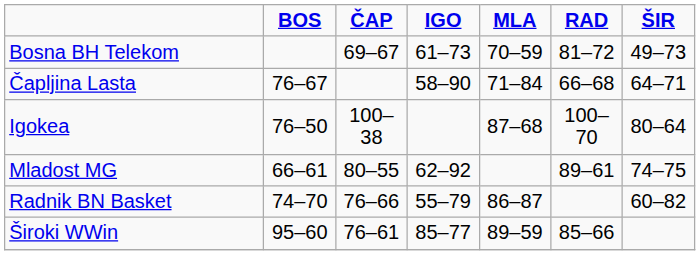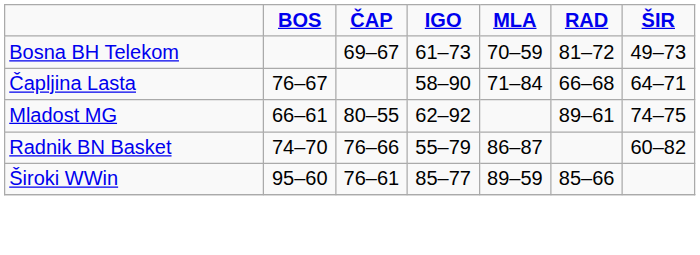- row: (39, 126)
